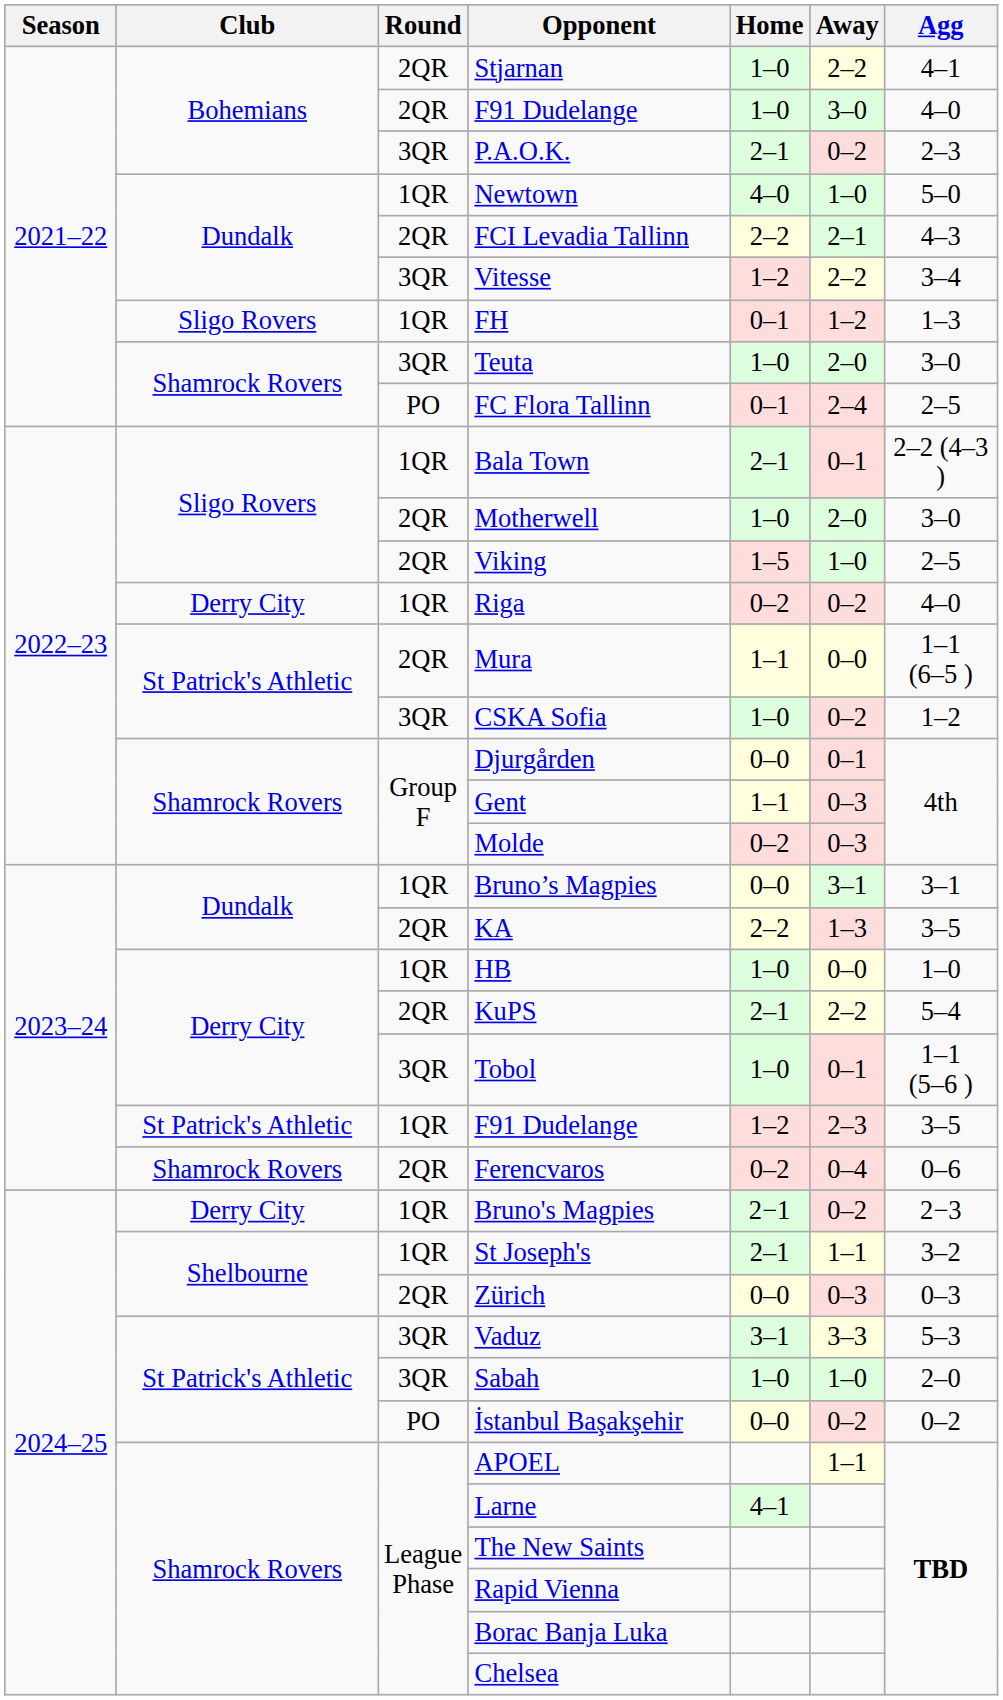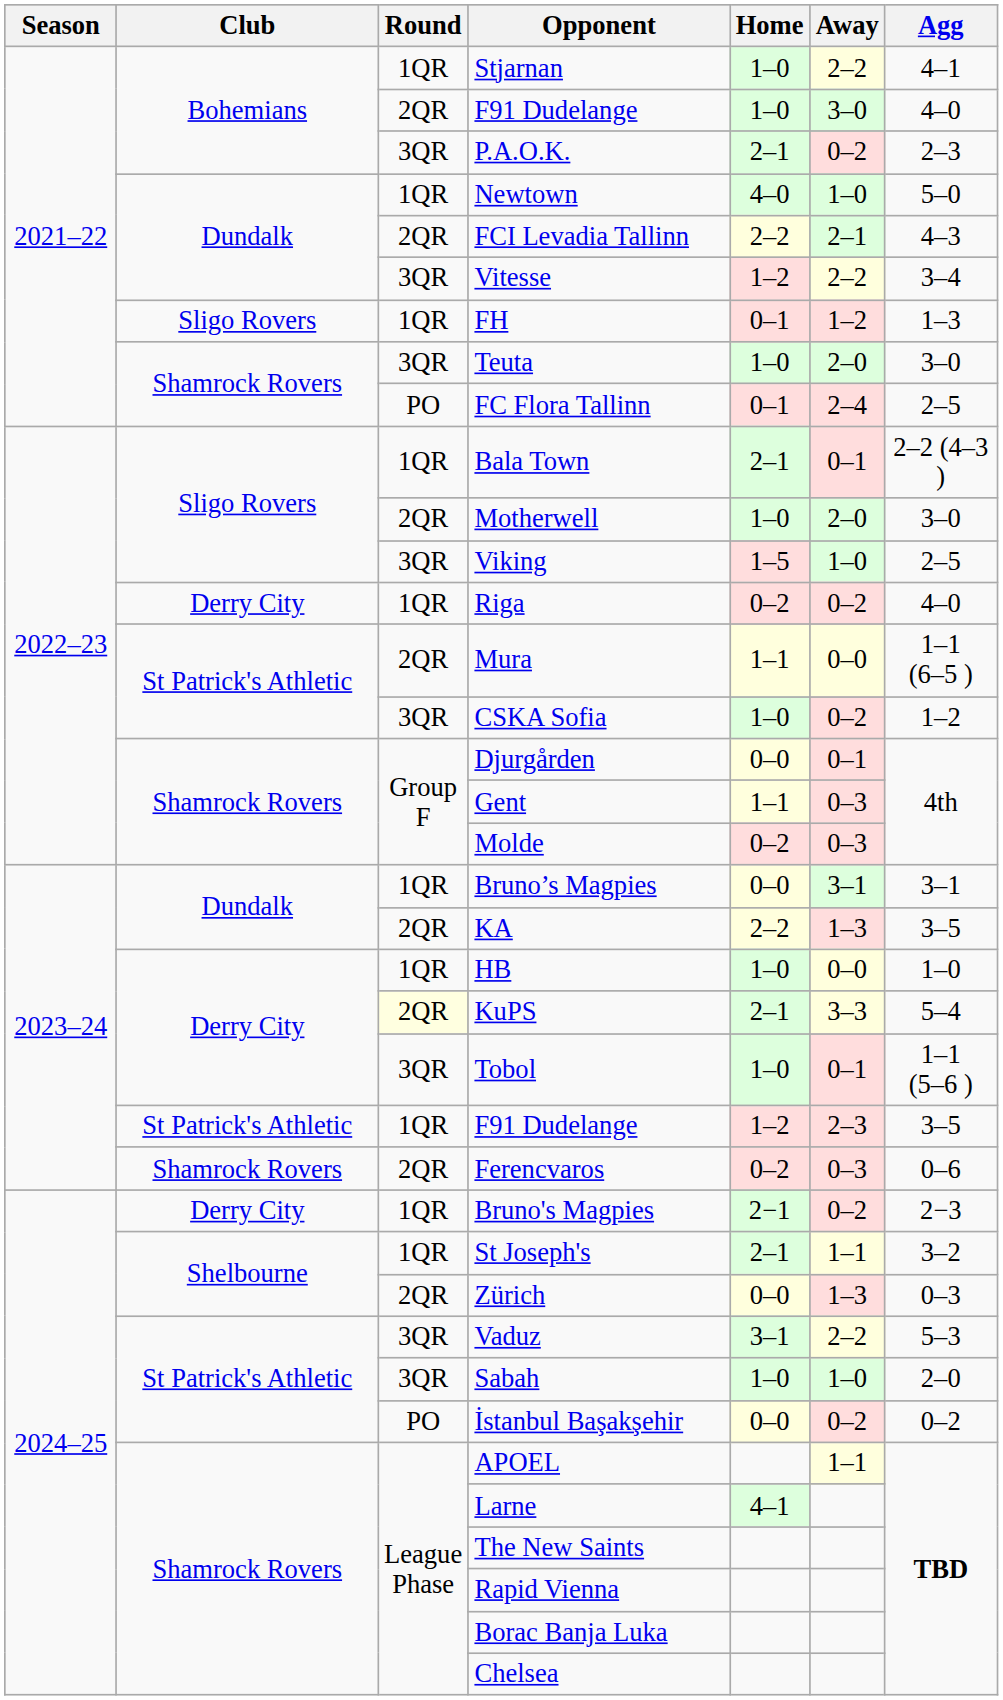(423, 67) 2QR -> (423, 67) 1QR
(423, 560) 2QR -> (423, 560) 3QR
(423, 1012) no background -> (423, 1012) lightyellow background
(847, 1012) 2–2 -> (847, 1012) 3–3
(847, 1168) 0–4 -> (847, 1168) 0–3
(847, 1294) 0–3 -> (847, 1294) 1–3
(847, 1336) 3–3 -> (847, 1336) 2–2
